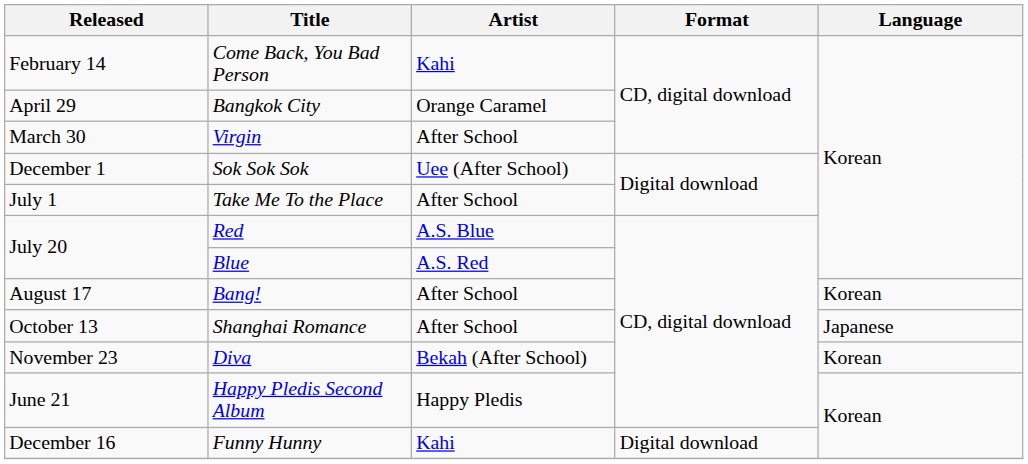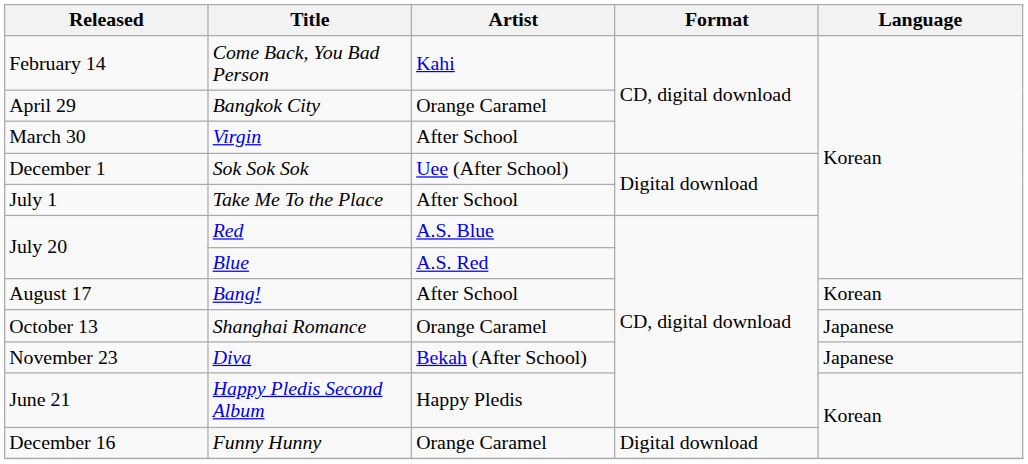(467, 325) After School -> (481, 325) Orange Caramel
(852, 357) Korean -> (858, 357) Japanese
(435, 442) Kahi -> (481, 442) Orange Caramel
